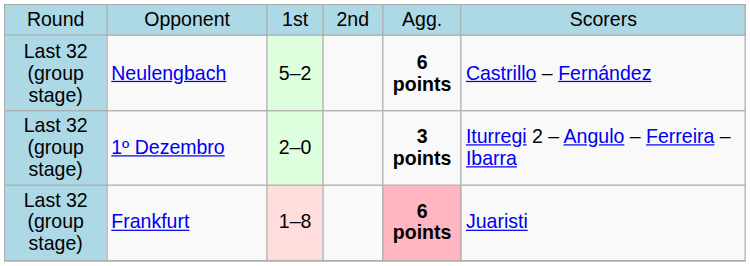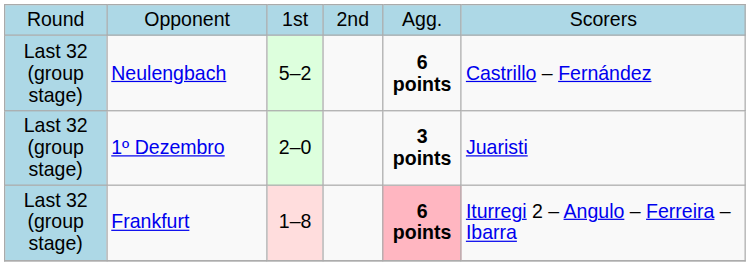(598, 147) Iturregi 2 – Angulo – Ferreira – Ibarra -> (497, 147) Juaristi
(497, 222) Juaristi -> (598, 222) Iturregi 2 – Angulo – Ferreira – Ibarra
